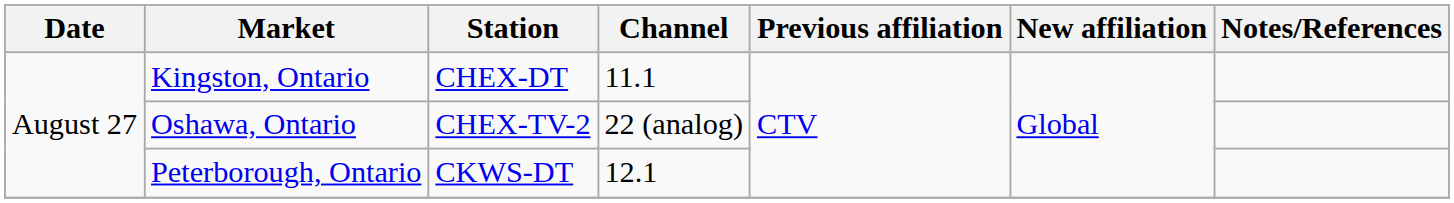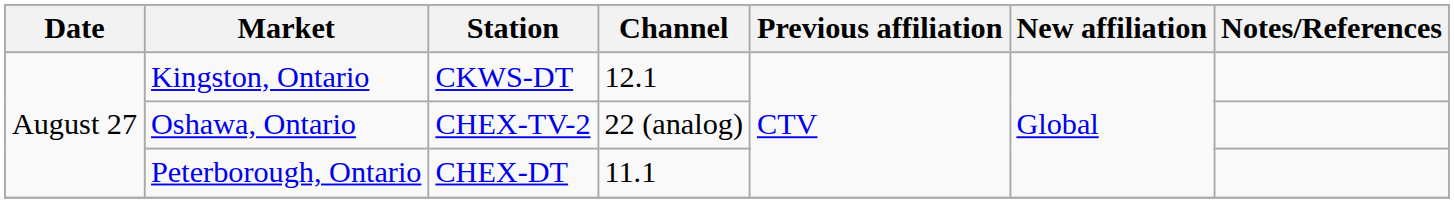(502, 76) CHEX-DT -> (504, 76) CKWS-DT
(630, 76) 11.1 -> (631, 76) 12.1
(504, 172) CKWS-DT -> (502, 172) CHEX-DT
(631, 172) 12.1 -> (630, 172) 11.1
